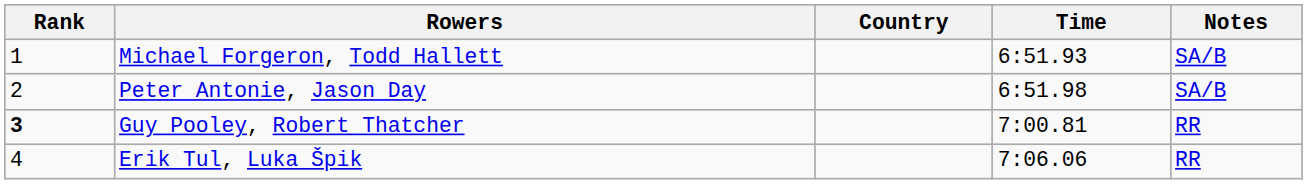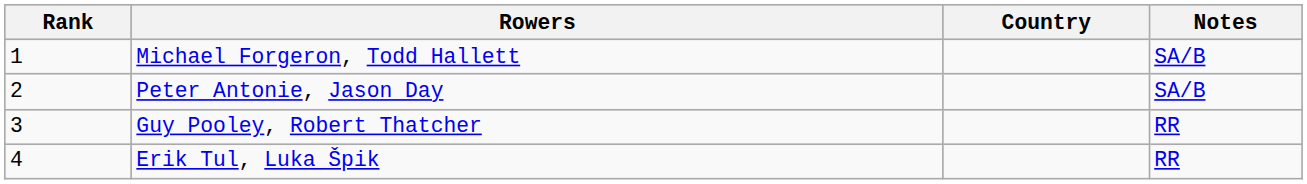- column: (1081, 22)
(16, 126) bold -> (16, 126) normal
